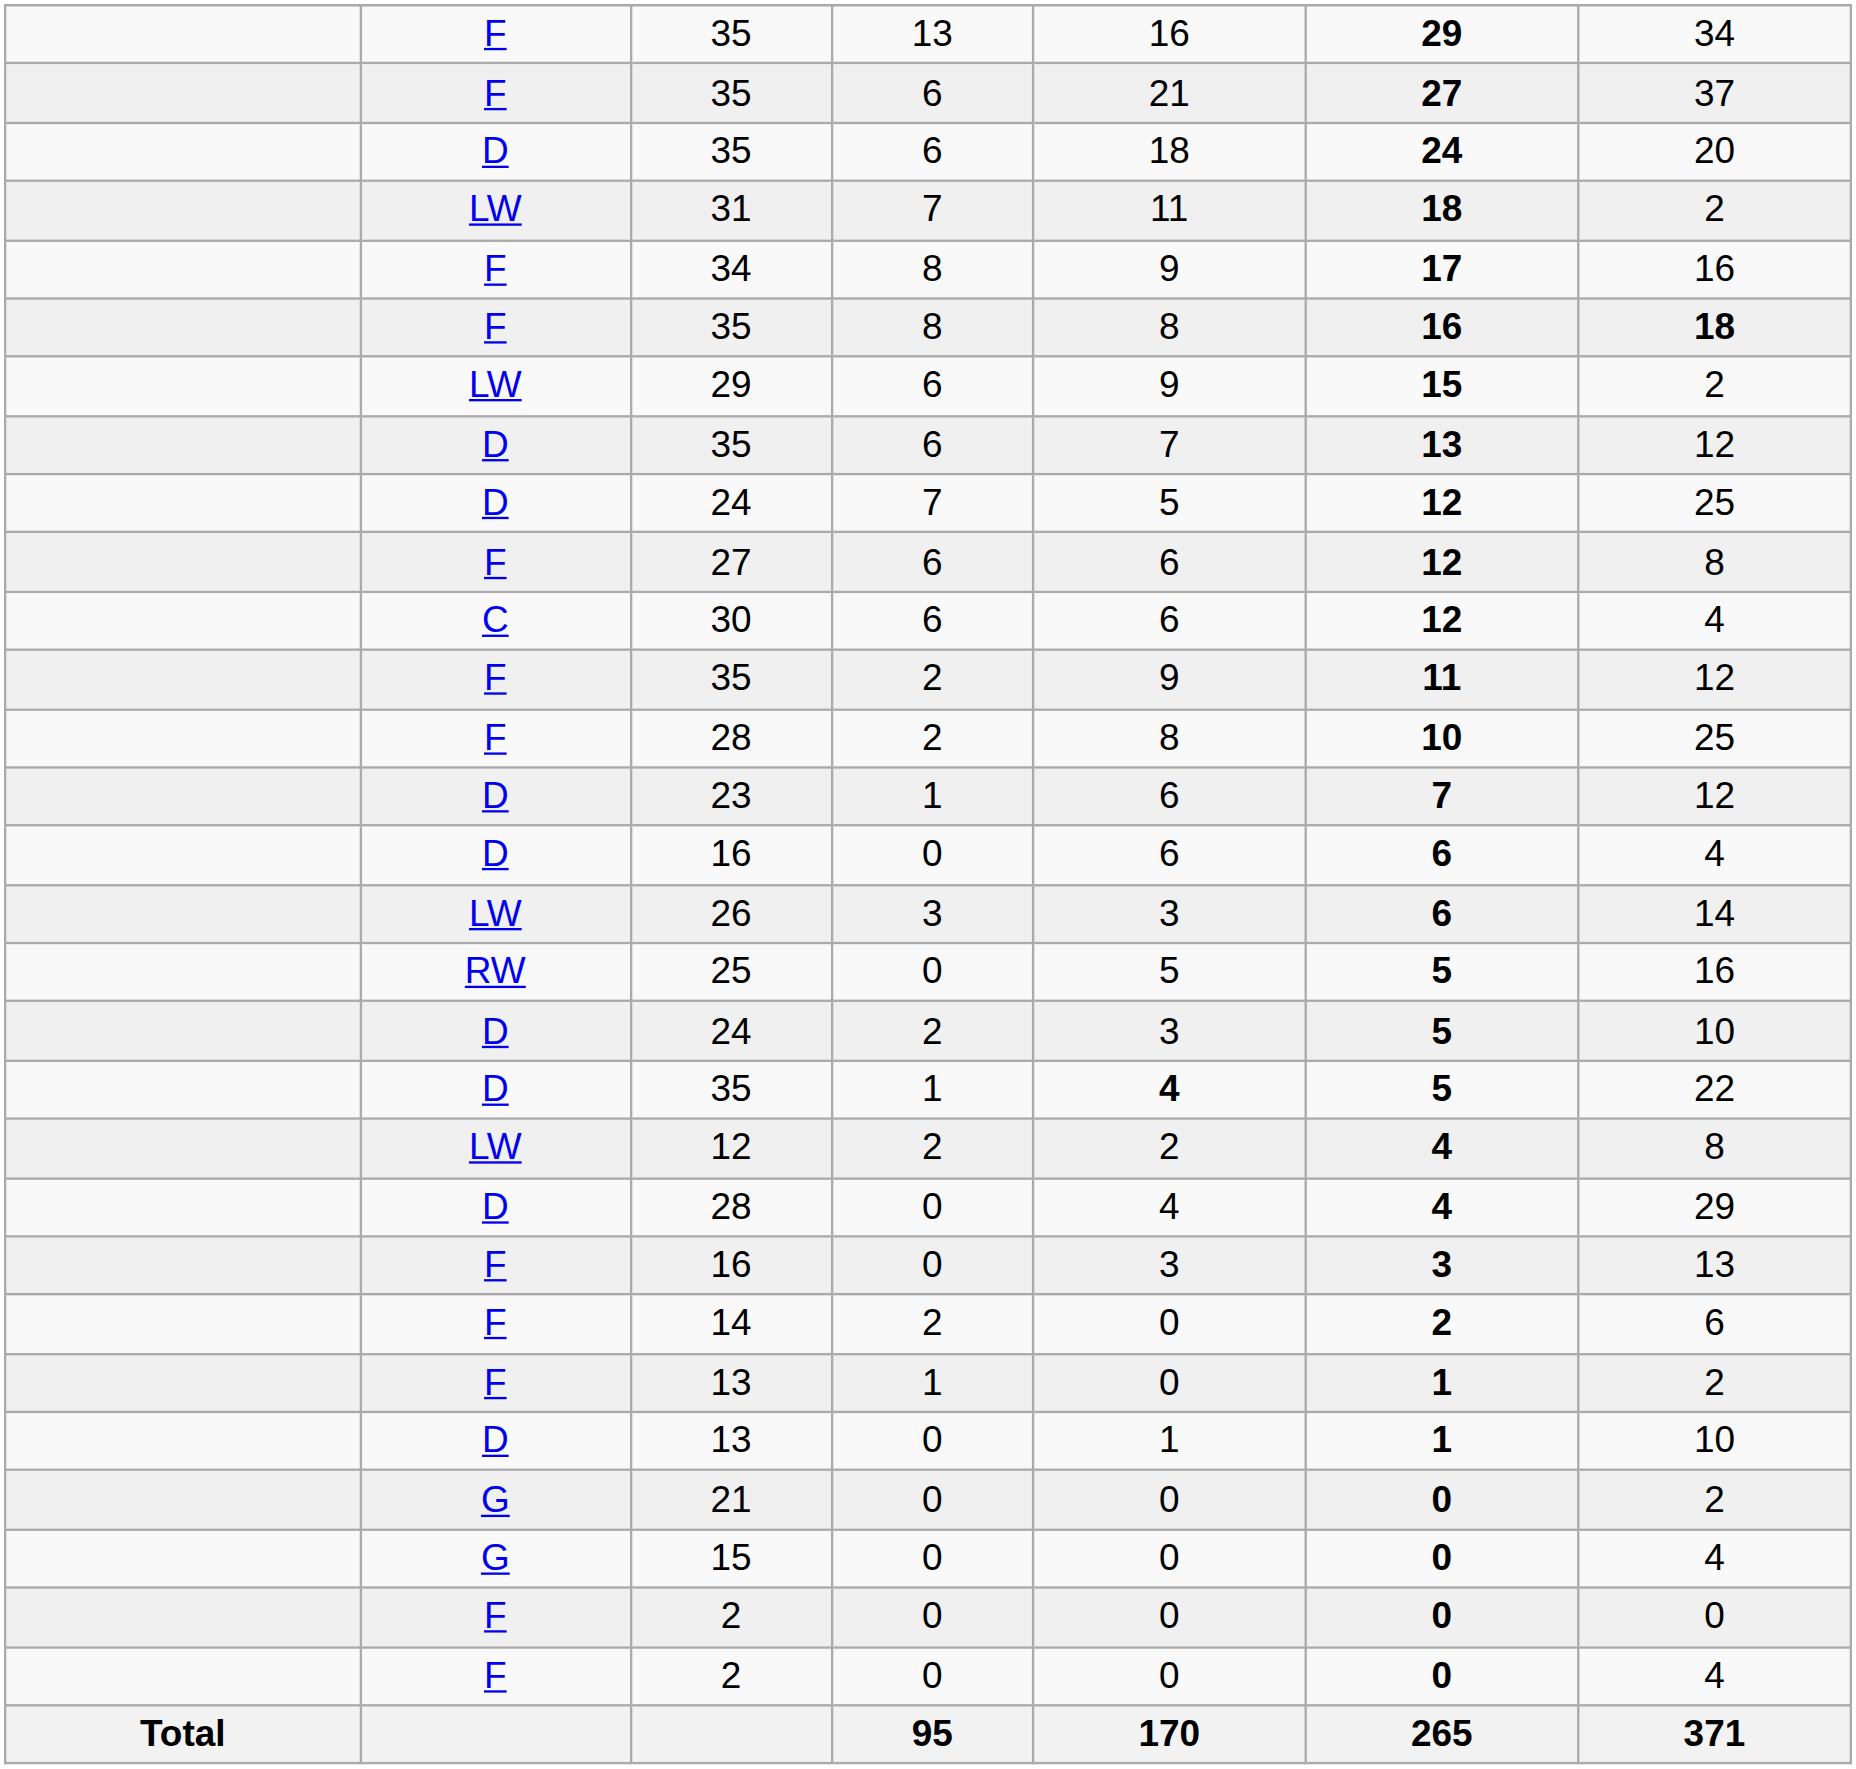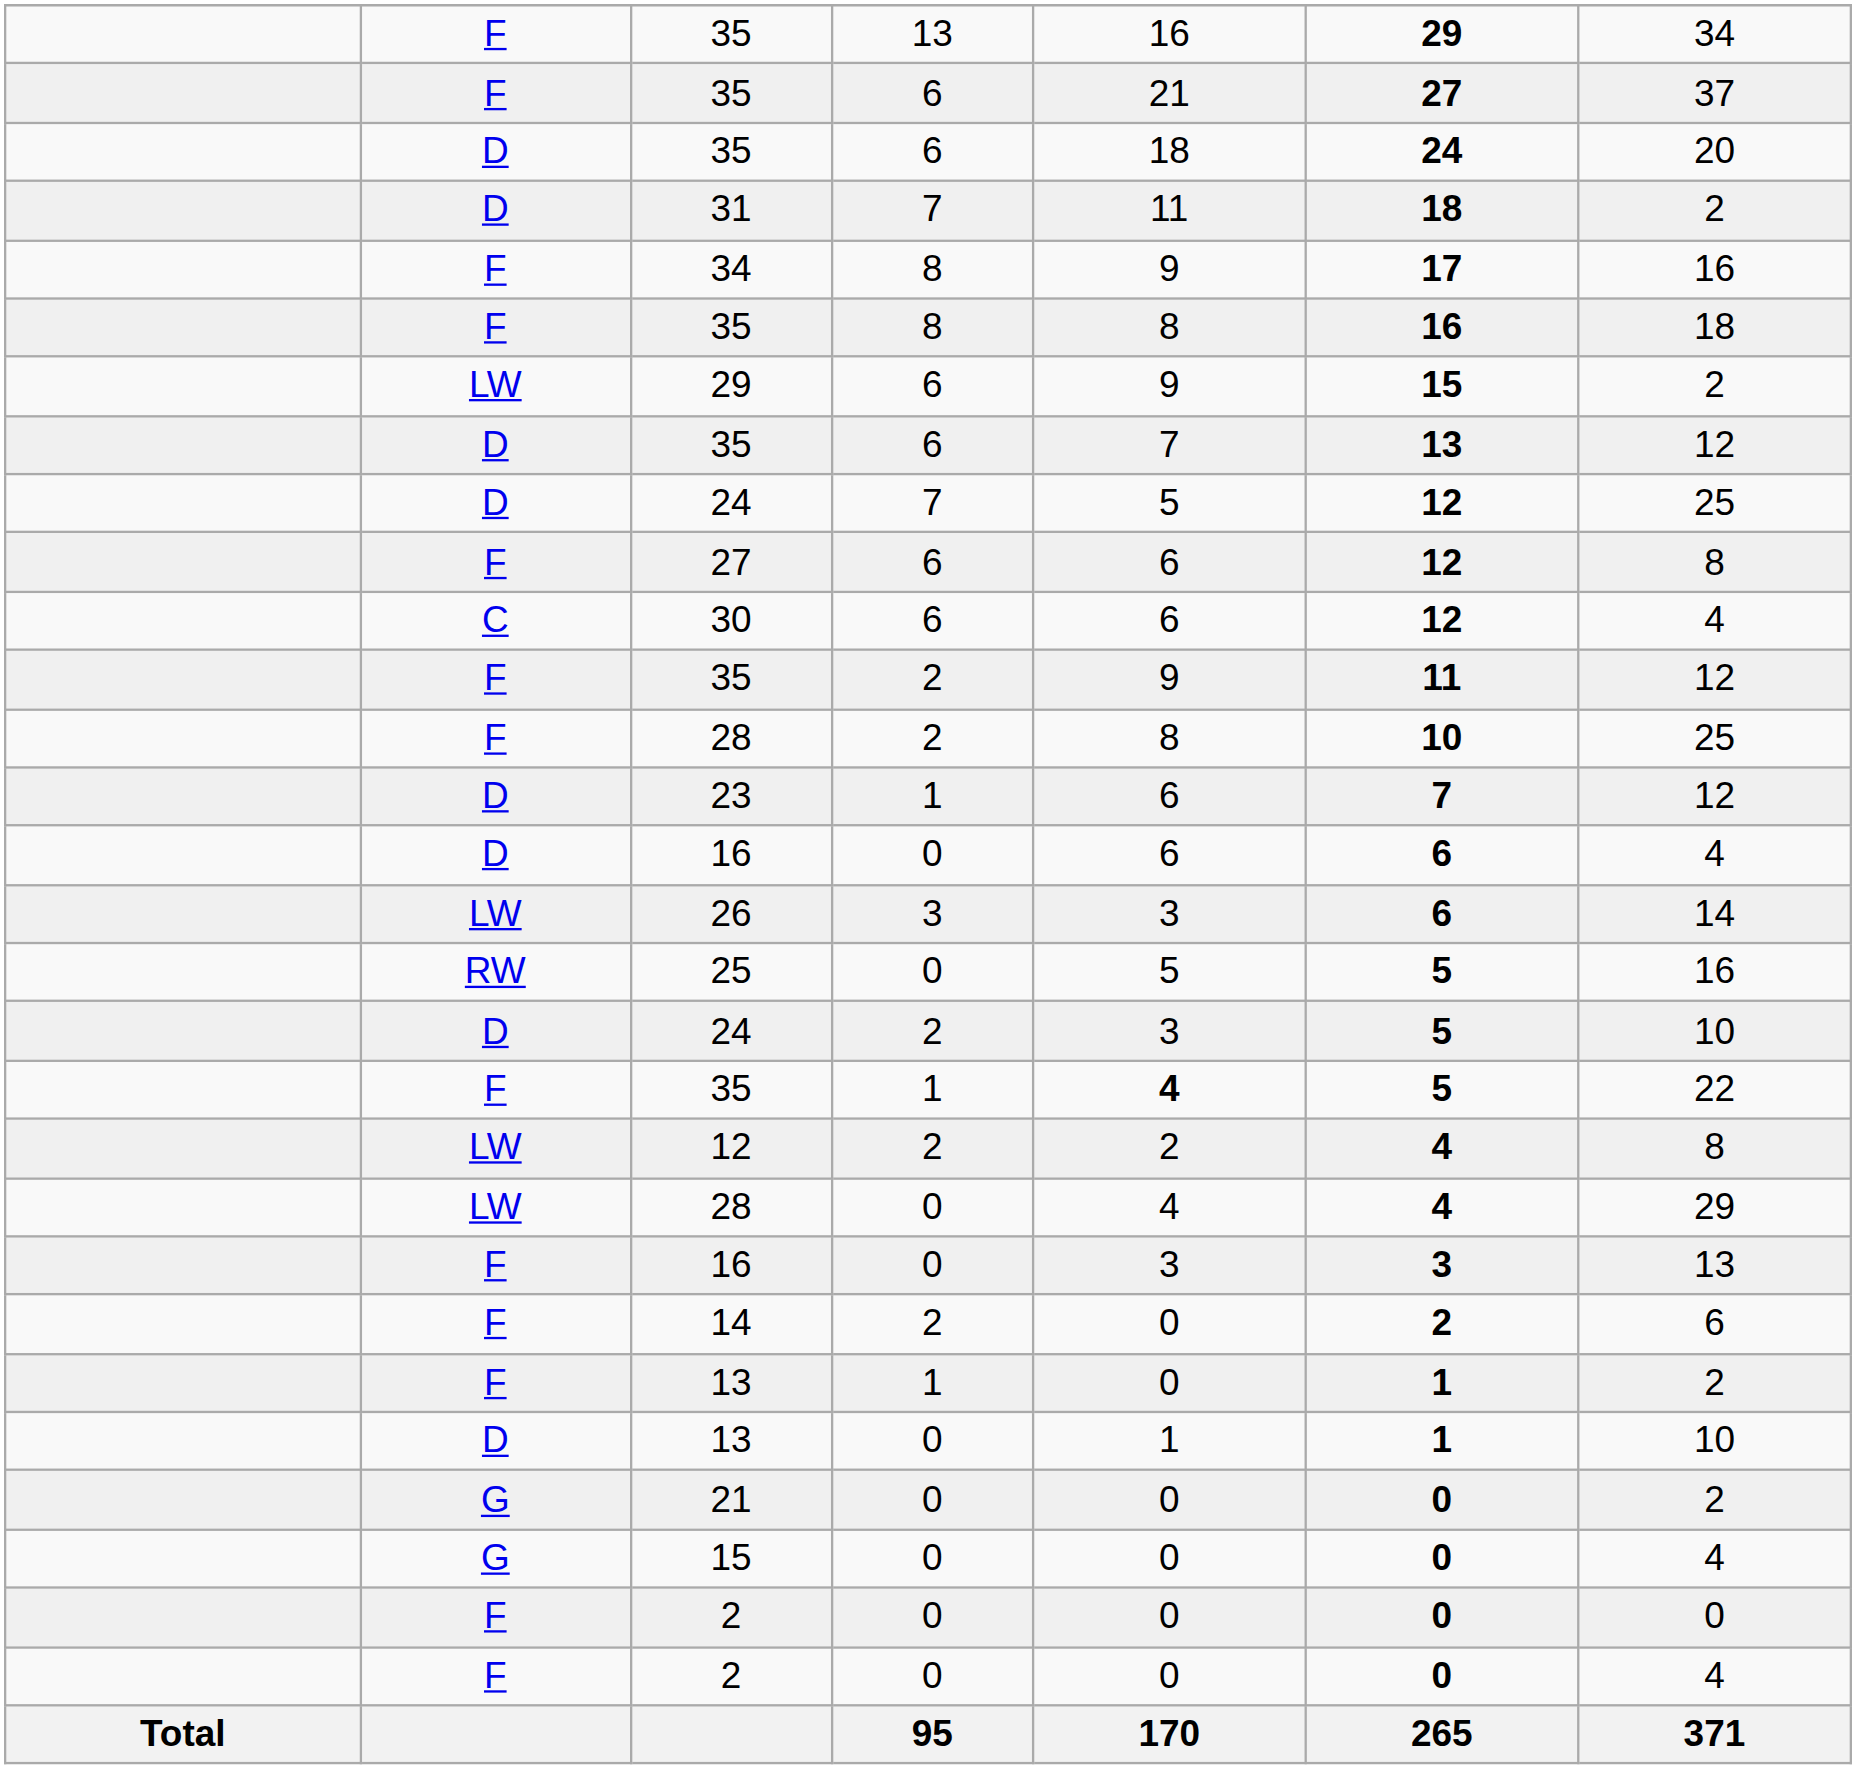(495, 209) LW -> (495, 209) D
(1714, 326) bold -> (1714, 326) normal
(495, 1088) D -> (495, 1088) F
(495, 1206) D -> (495, 1206) LW
